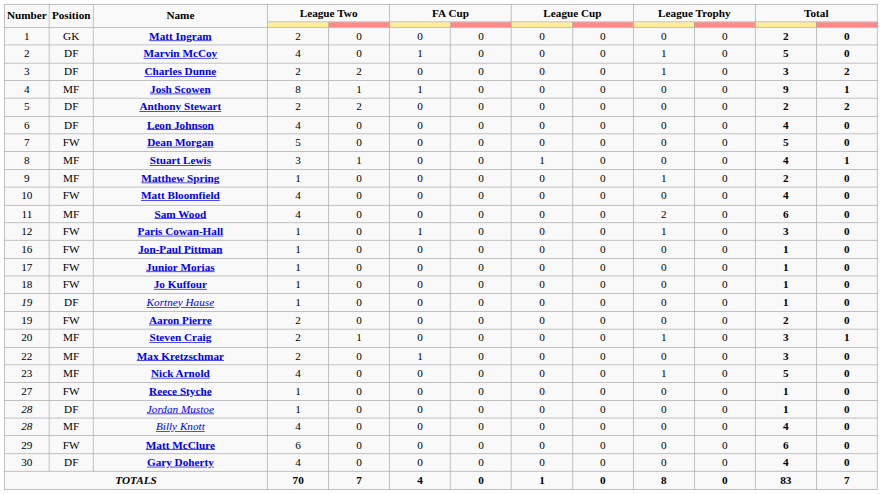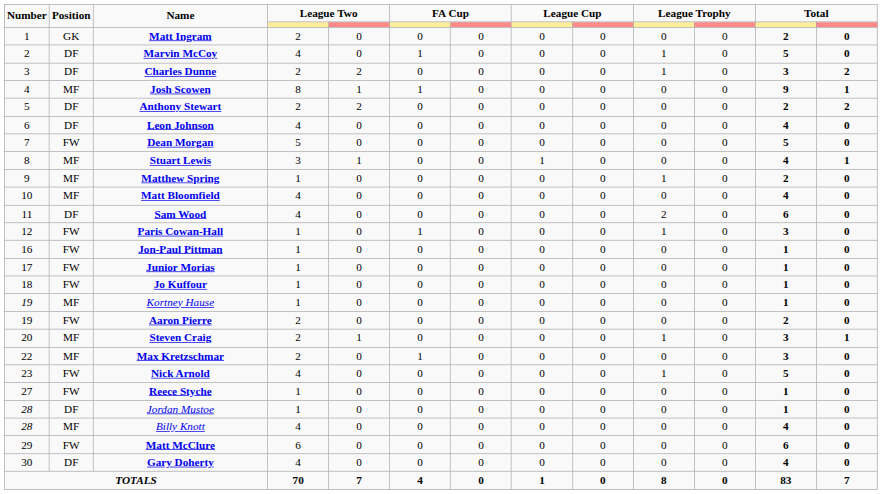(71, 196) FW -> (71, 196) MF
(71, 213) MF -> (71, 213) DF
(71, 302) DF -> (71, 302) MF
(71, 373) MF -> (71, 373) FW
